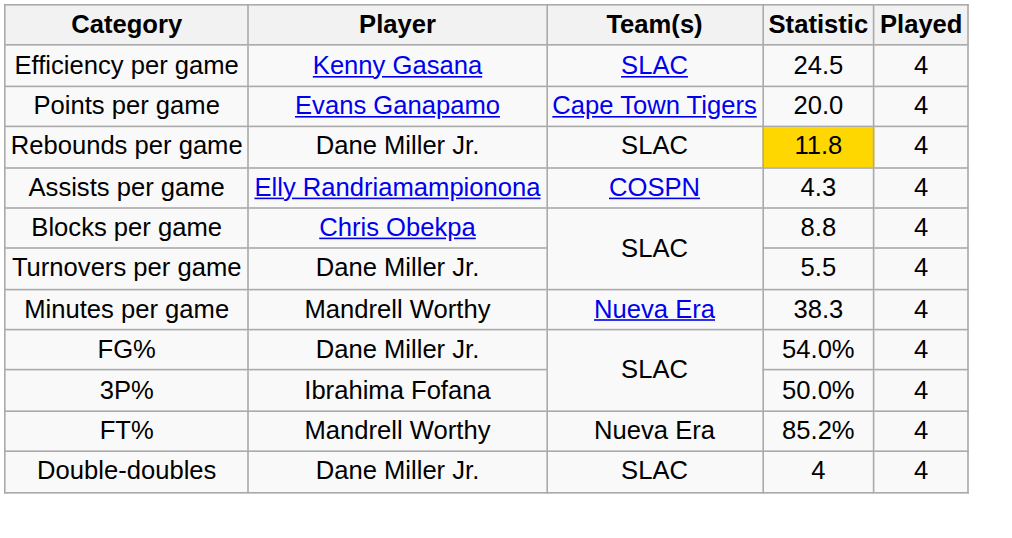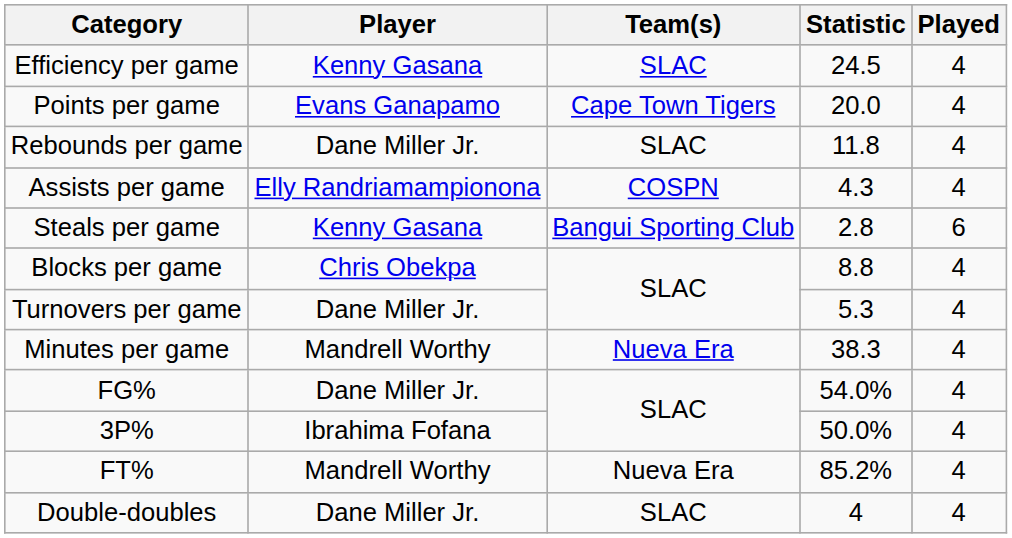(818, 146) gold background -> (856, 146) no background
+ row: (127, 227)
(818, 268) 5.5 -> (856, 308) 5.3
